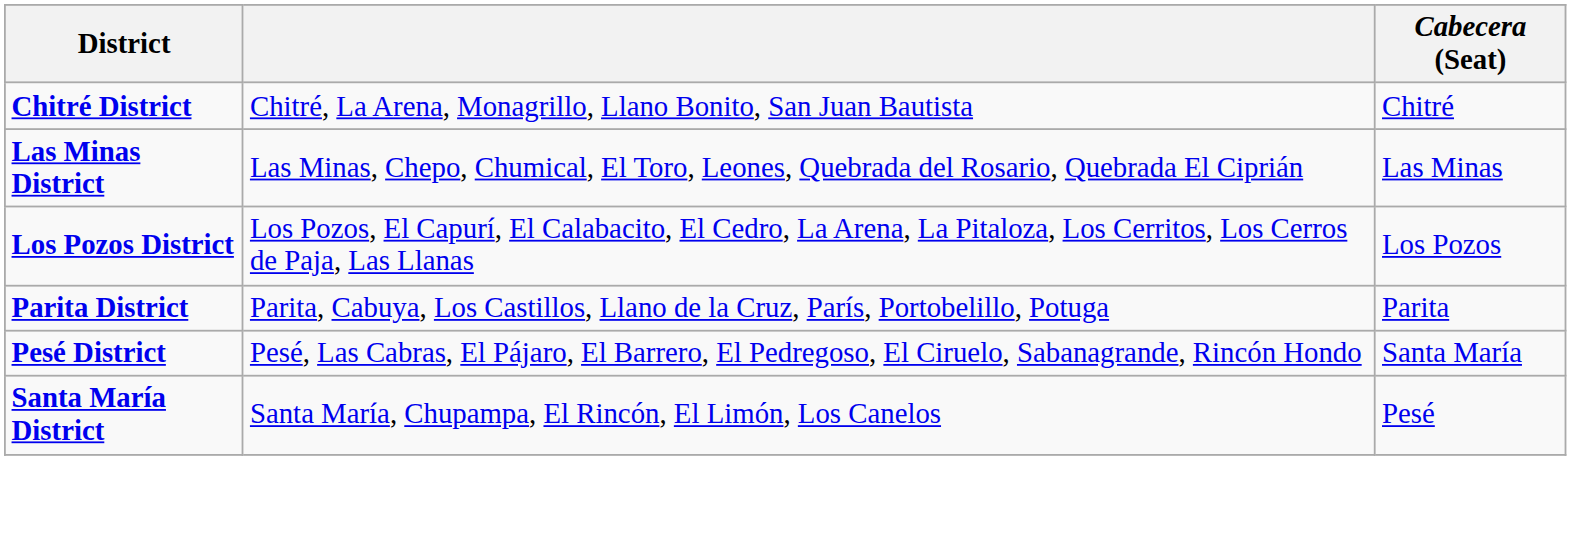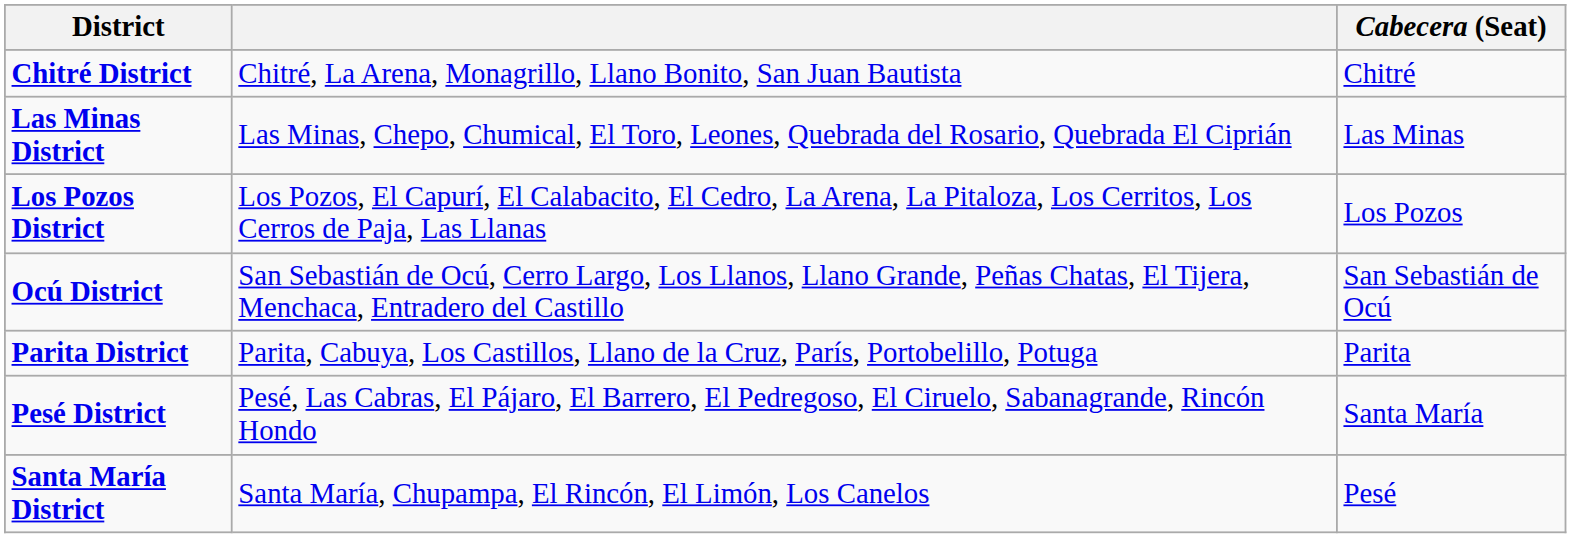+ row: (87, 291)
